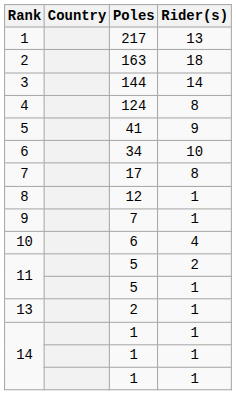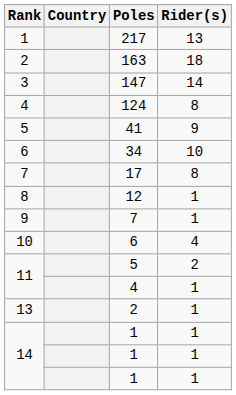(134, 84) 144 -> (134, 84) 147
(134, 288) 5 -> (134, 288) 4
